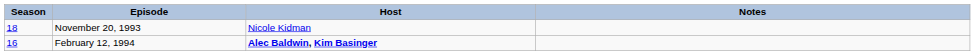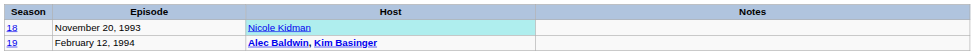(279, 27) no background -> (279, 27) paleturquoise background
(12, 43) 16 -> (12, 43) 19
